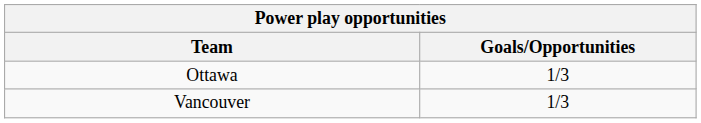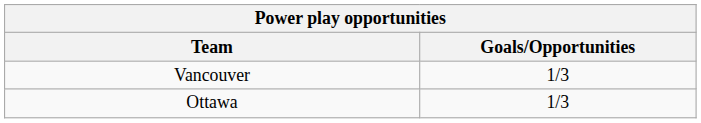rows swapped: (212, 74) <-> (212, 103)
